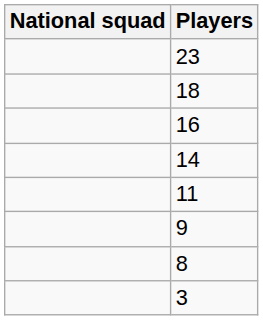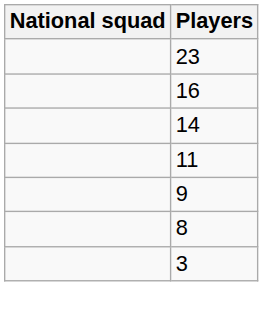- row: (188, 90)
